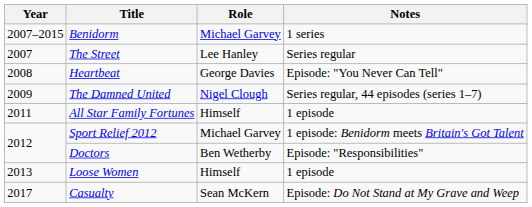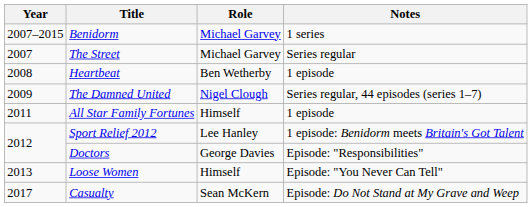(229, 53) Lee Hanley -> (240, 53) Michael Garvey
(237, 73) George Davies -> (236, 73) Ben Wetherby
(365, 73) Episode: "You Never Can Tell" -> (310, 73) 1 episode
(240, 133) Michael Garvey -> (229, 133) Lee Hanley
(236, 152) Ben Wetherby -> (237, 152) George Davies
(310, 172) 1 episode -> (365, 172) Episode: "You Never Can Tell"
